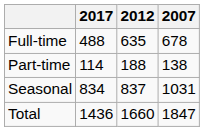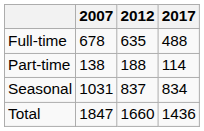columns swapped: (179, 16) <-> (96, 16)
